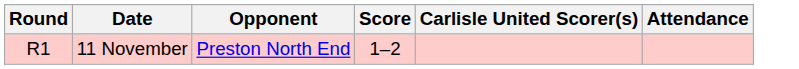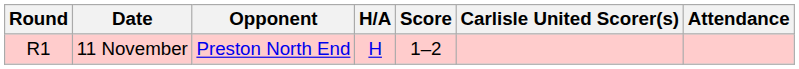+ column: (375, 19)
